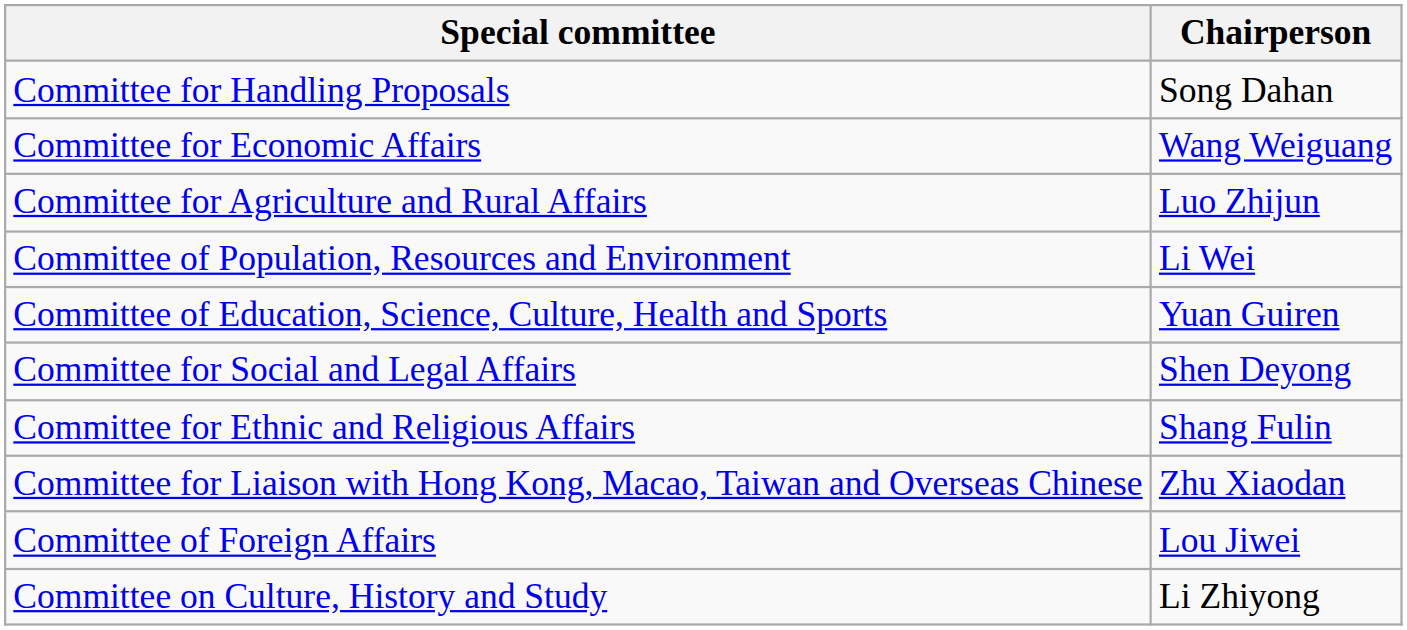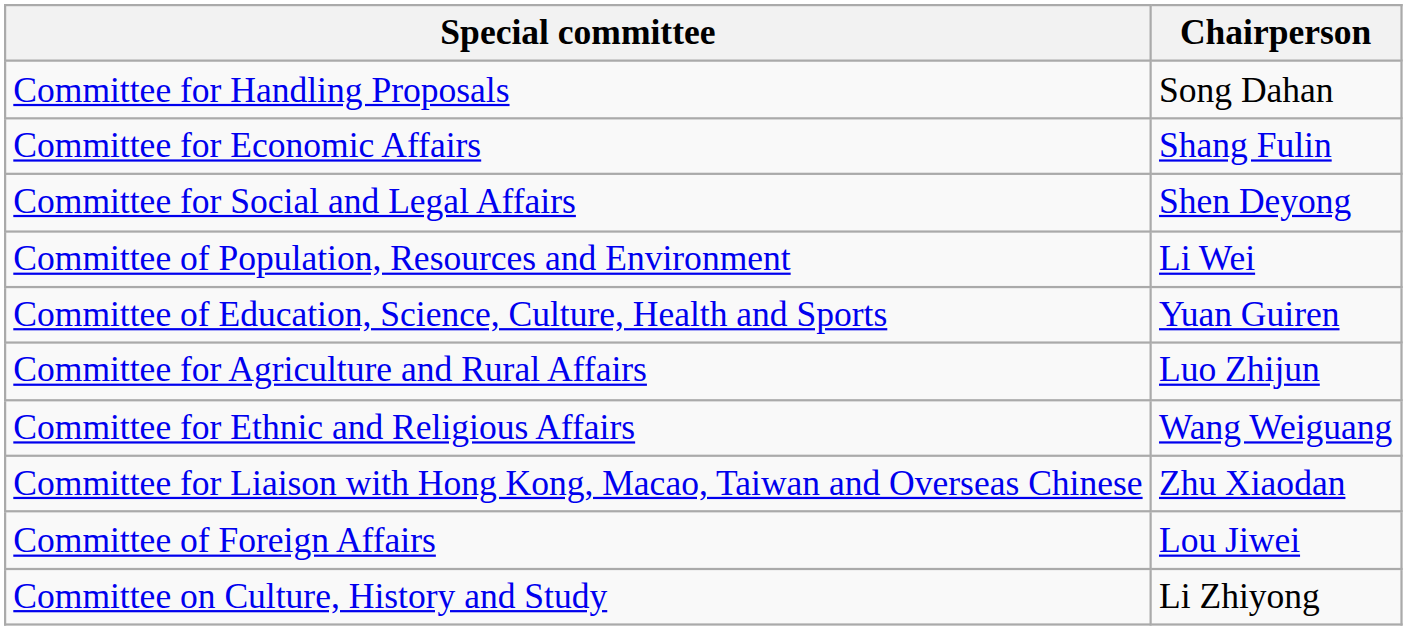(1276, 145) Wang Weiguang -> (1245, 145) Shang Fulin
rows swapped: (330, 201) <-> (295, 370)
(1245, 426) Shang Fulin -> (1276, 426) Wang Weiguang
